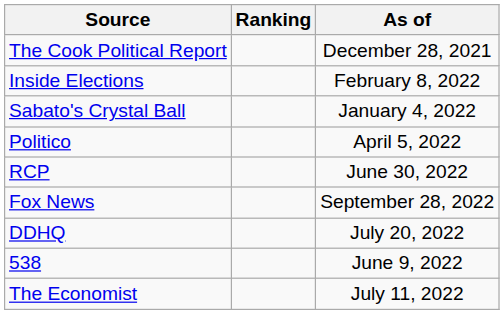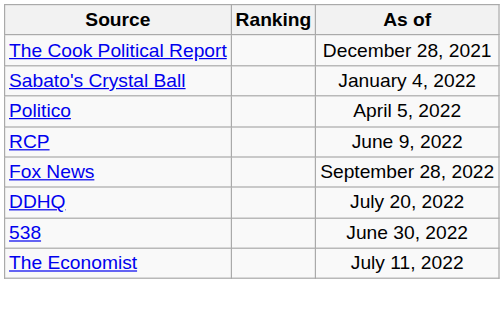- row: (76, 80)
(407, 171) June 30, 2022 -> (407, 141) June 9, 2022
(407, 263) June 9, 2022 -> (407, 232) June 30, 2022
